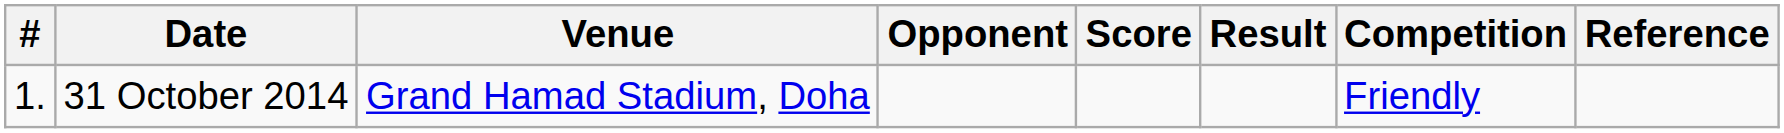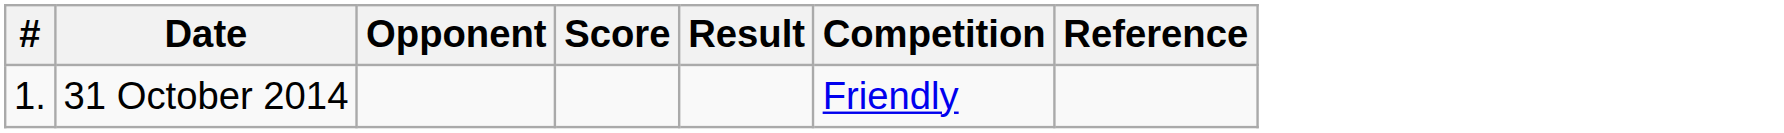- column: (618, 34)
